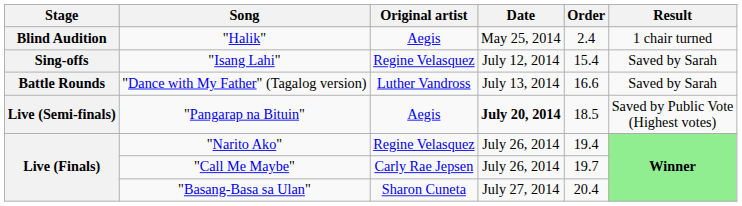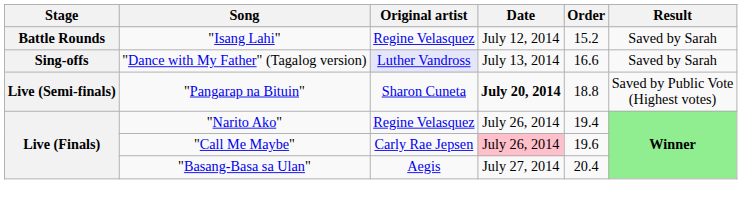- row: (244, 38)
(62, 60) Sing-offs -> (62, 38) Battle Rounds
(586, 60) 15.4 -> (586, 38) 15.2
(62, 83) Battle Rounds -> (62, 60) Sing-offs
(424, 83) no background -> (424, 60) lavender background
(424, 114) Aegis -> (424, 91) Sharon Cuneta
(586, 114) 18.5 -> (586, 91) 18.8
(521, 167) no background -> (521, 144) pink background
(586, 167) 19.7 -> (586, 144) 19.6
(424, 189) Sharon Cuneta -> (424, 167) Aegis
